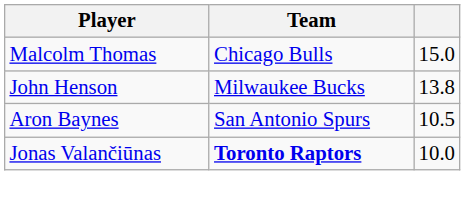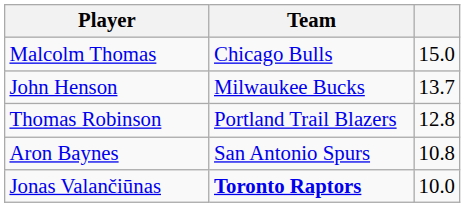(437, 86) 13.8 -> (437, 86) 13.7
+ row: (85, 119)
(437, 119) 10.5 -> (437, 152) 10.8
